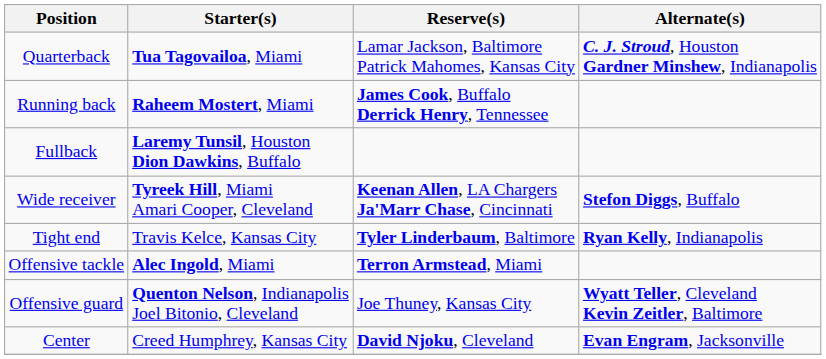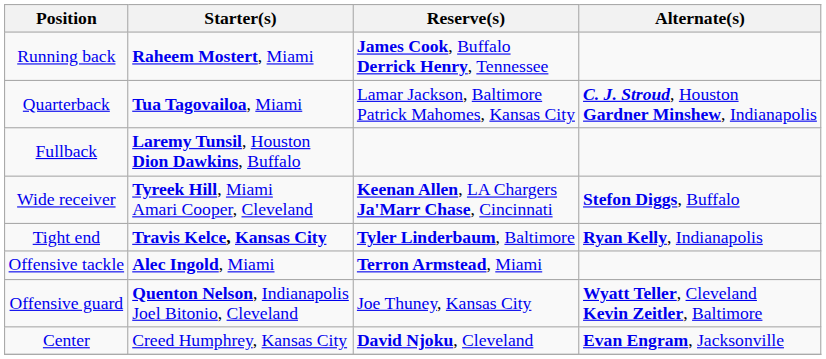rows swapped: (66, 56) <-> (66, 103)
(224, 237) normal -> (229, 237) bold
